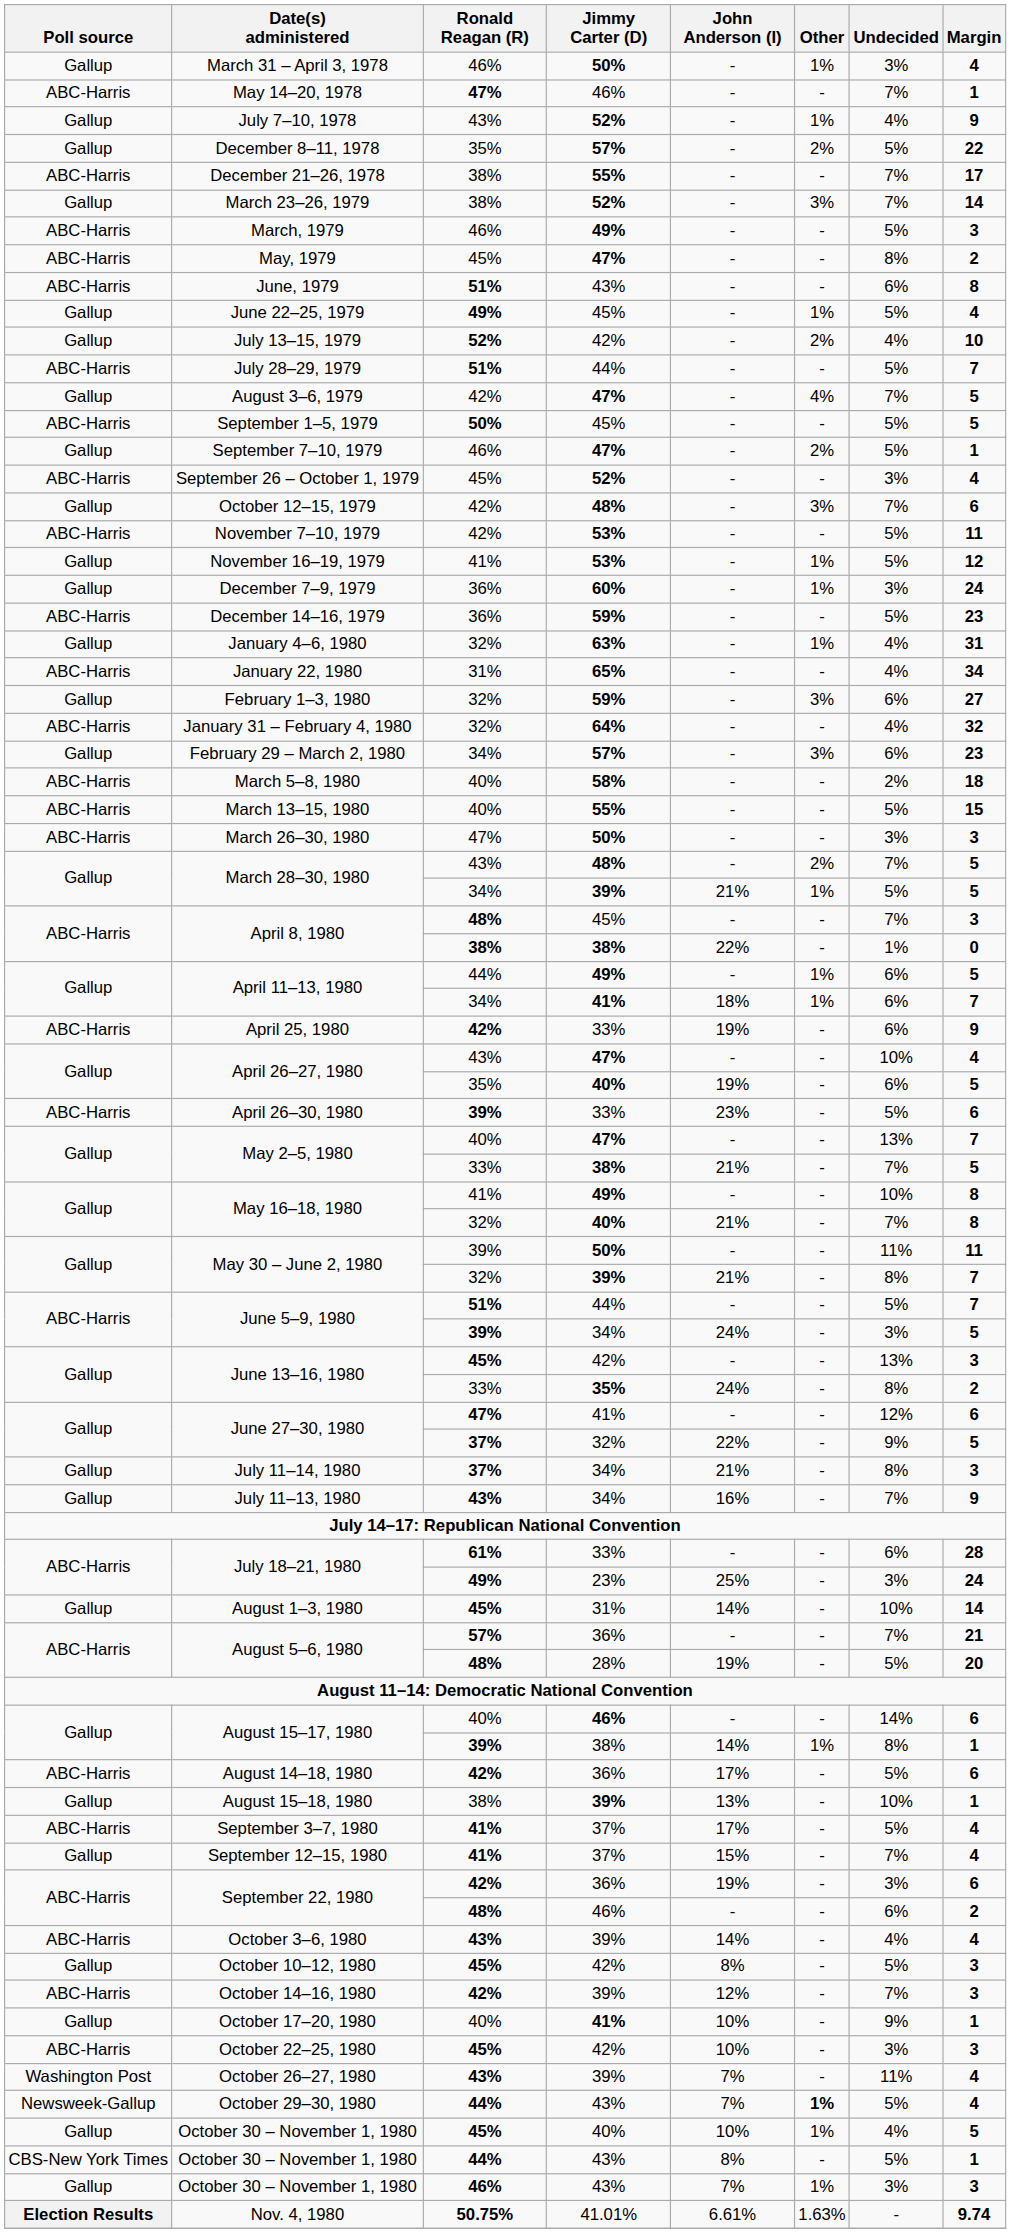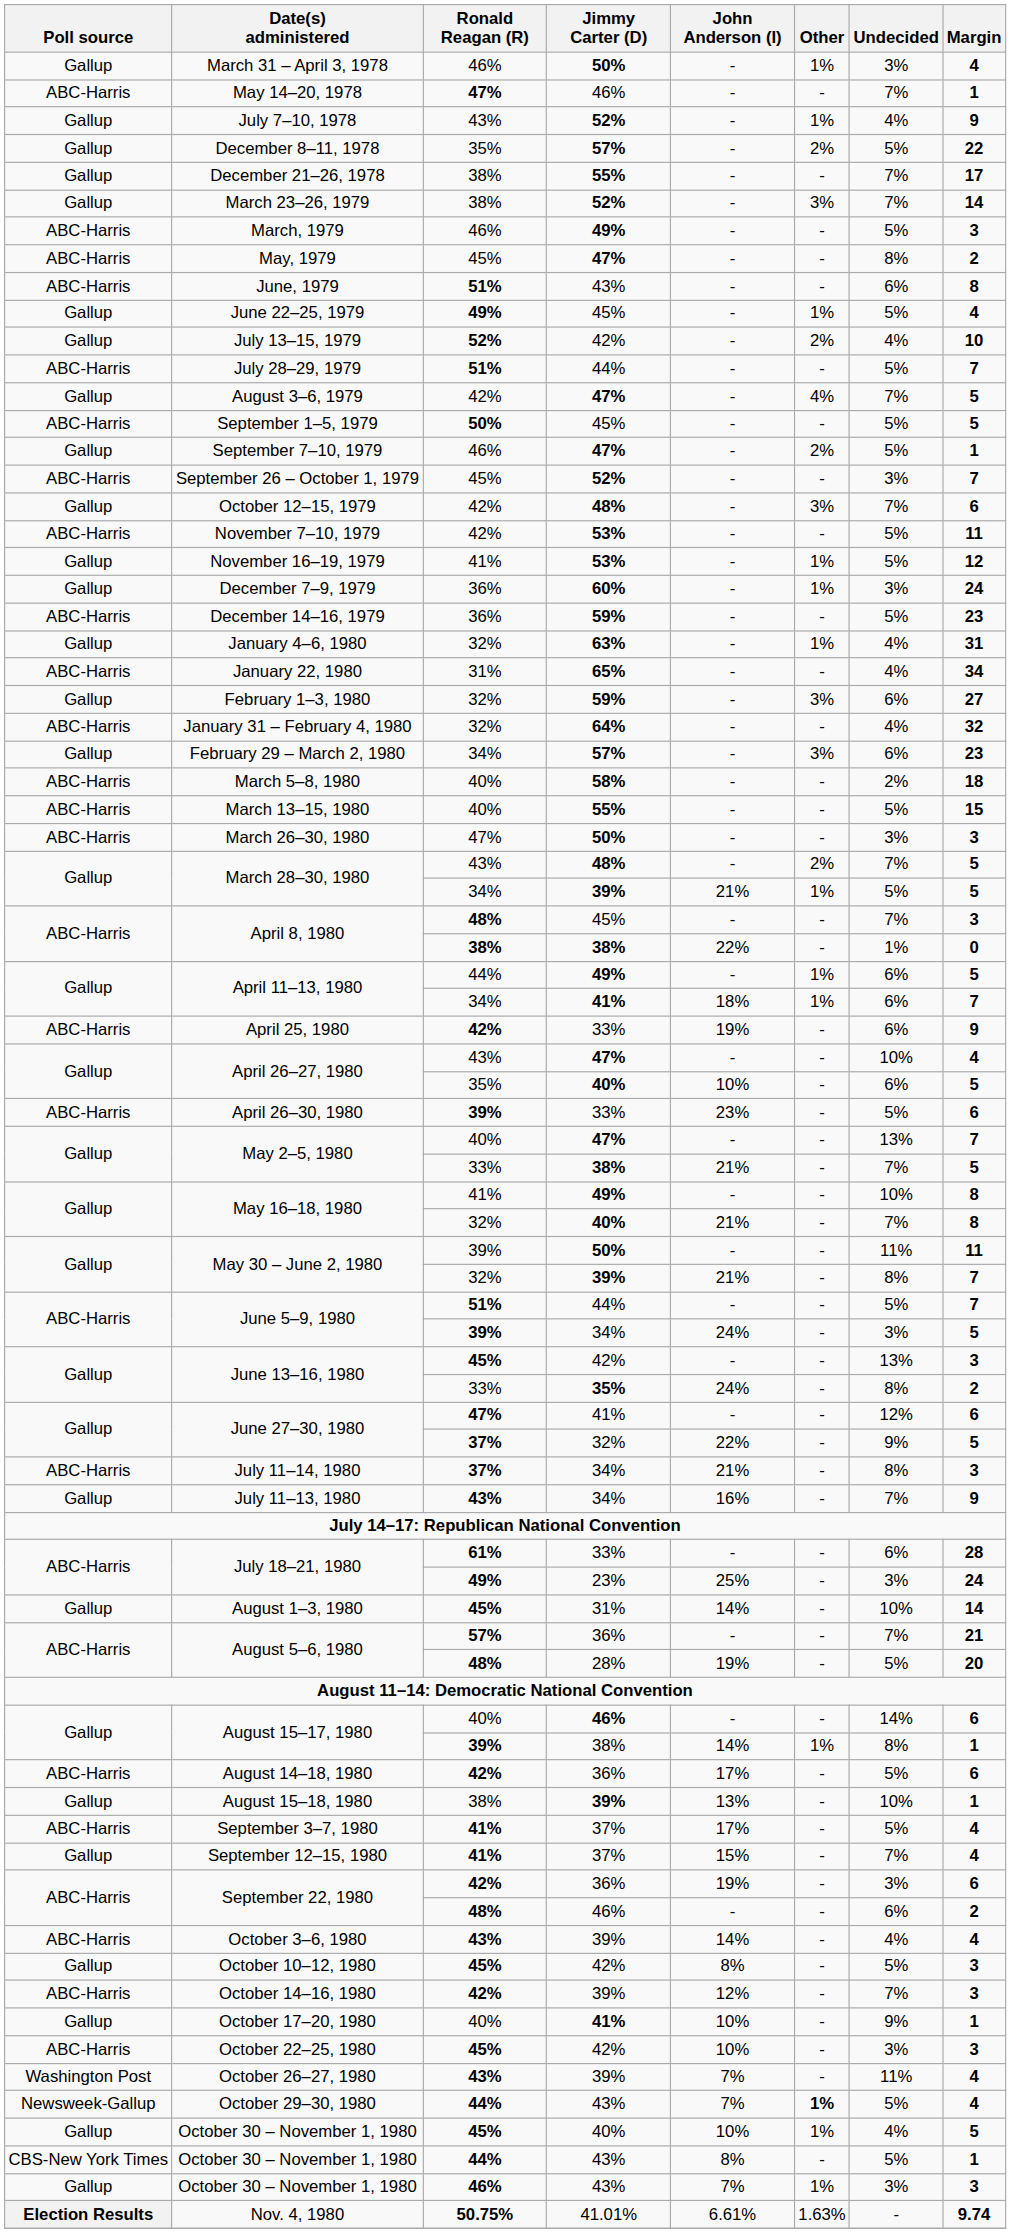(88, 176) ABC-Harris -> (88, 176) Gallup
(974, 479) 4 -> (974, 479) 7
(733, 1085) 19% -> (733, 1085) 10%
(88, 1470) Gallup -> (88, 1470) ABC-Harris
